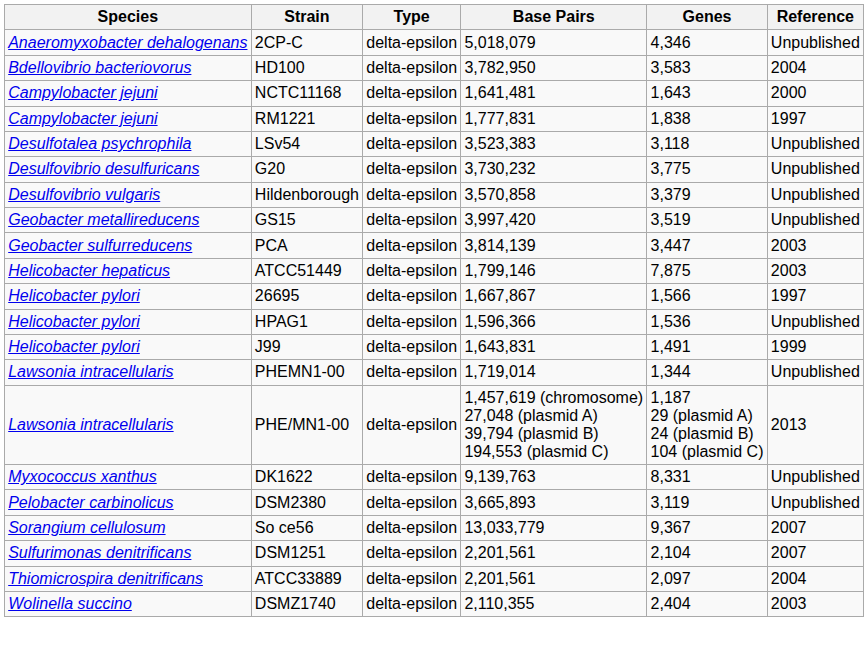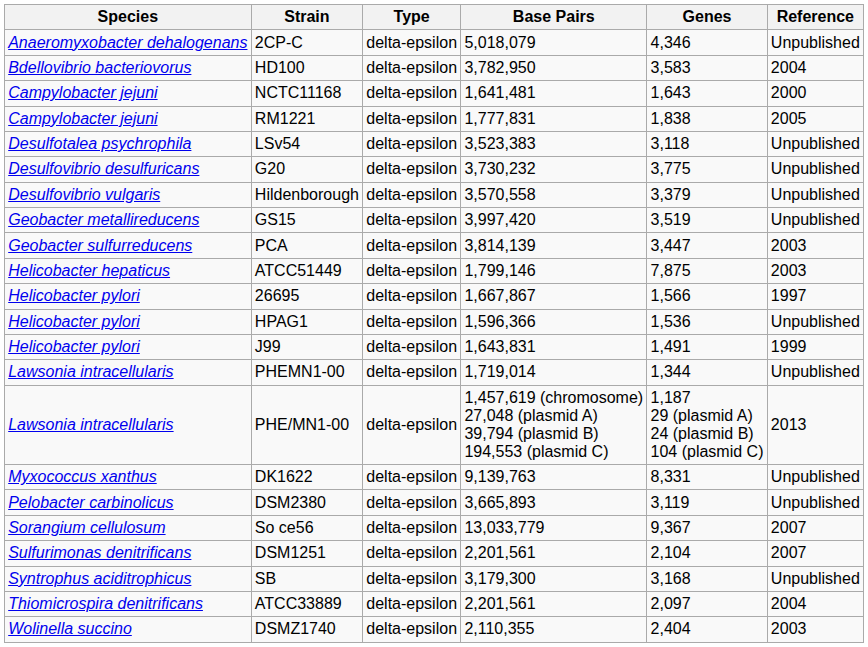(789, 118) 1997 -> (789, 118) 2005
(500, 194) 3,570,858 -> (500, 194) 3,570,558
+ row: (266, 578)
